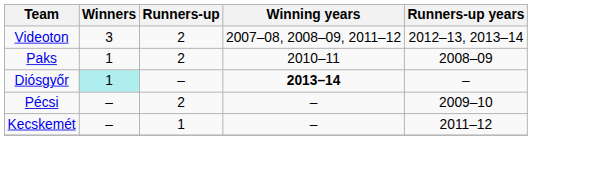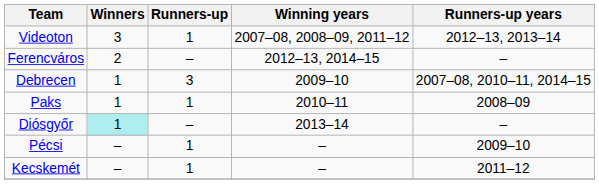(181, 37) 2 -> (190, 37) 1
+ row: (46, 59)
+ row: (46, 80)
(181, 59) 2 -> (190, 102) 1
(314, 80) bold -> (322, 124) normal
(181, 102) 2 -> (190, 146) 1
